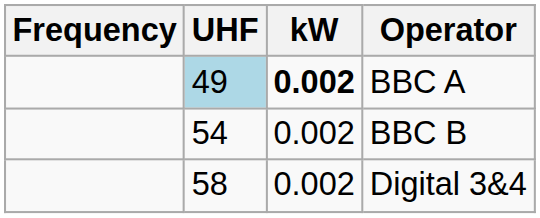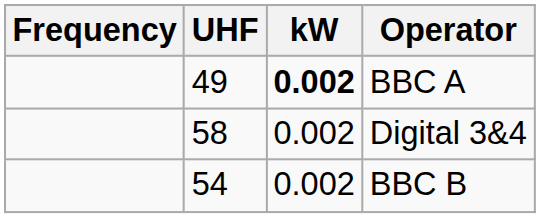(210, 81) lightblue background -> (210, 81) no background
rows swapped: (418, 133) <-> (448, 184)
